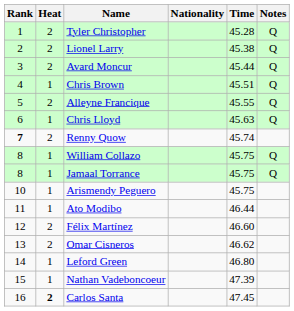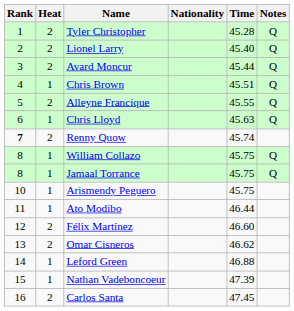(242, 48) 45.38 -> (242, 48) 45.40
(242, 262) 46.80 -> (242, 262) 46.88
(50, 297) bold -> (50, 297) normal
